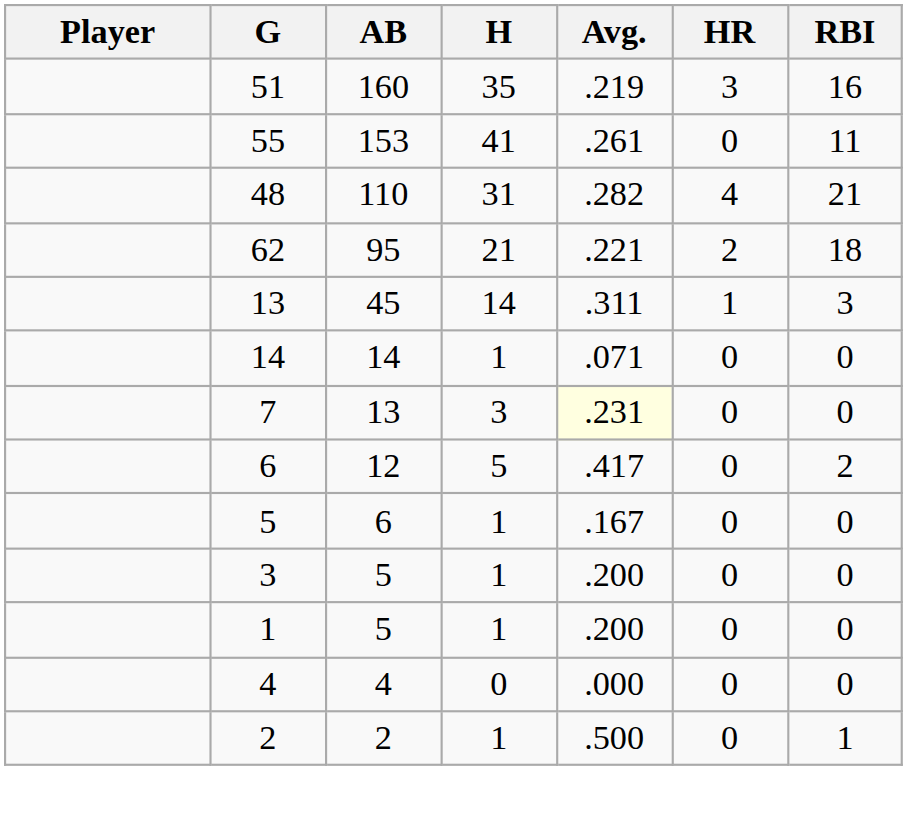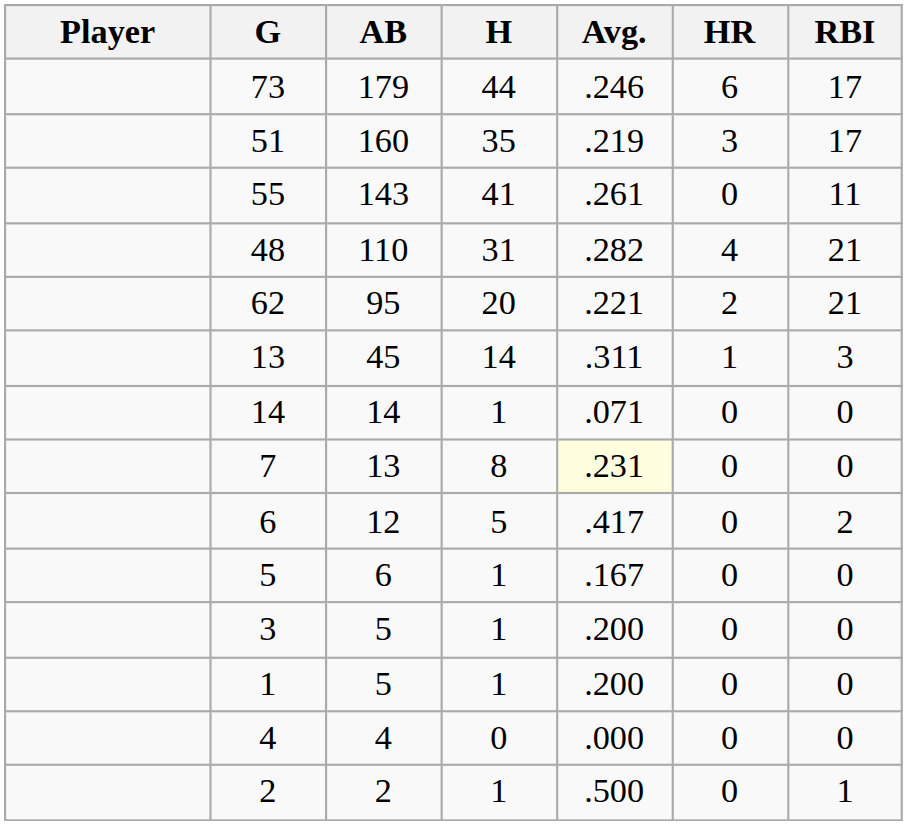+ row: (268, 85)
(845, 85) 16 -> (845, 140) 17
(383, 140) 153 -> (383, 194) 143
(499, 248) 21 -> (499, 303) 20
(845, 248) 18 -> (845, 303) 21
(499, 411) 3 -> (499, 466) 8
